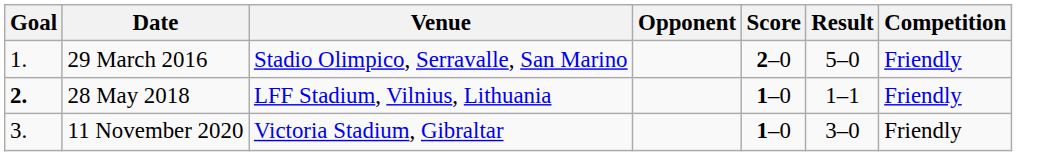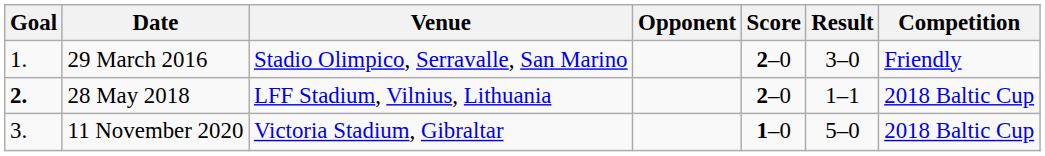(842, 58) 5–0 -> (842, 58) 3–0
(774, 95) 1–0 -> (774, 95) 2–0
(923, 95) Friendly -> (959, 95) 2018 Baltic Cup
(842, 131) 3–0 -> (842, 131) 5–0
(923, 131) Friendly -> (959, 131) 2018 Baltic Cup
